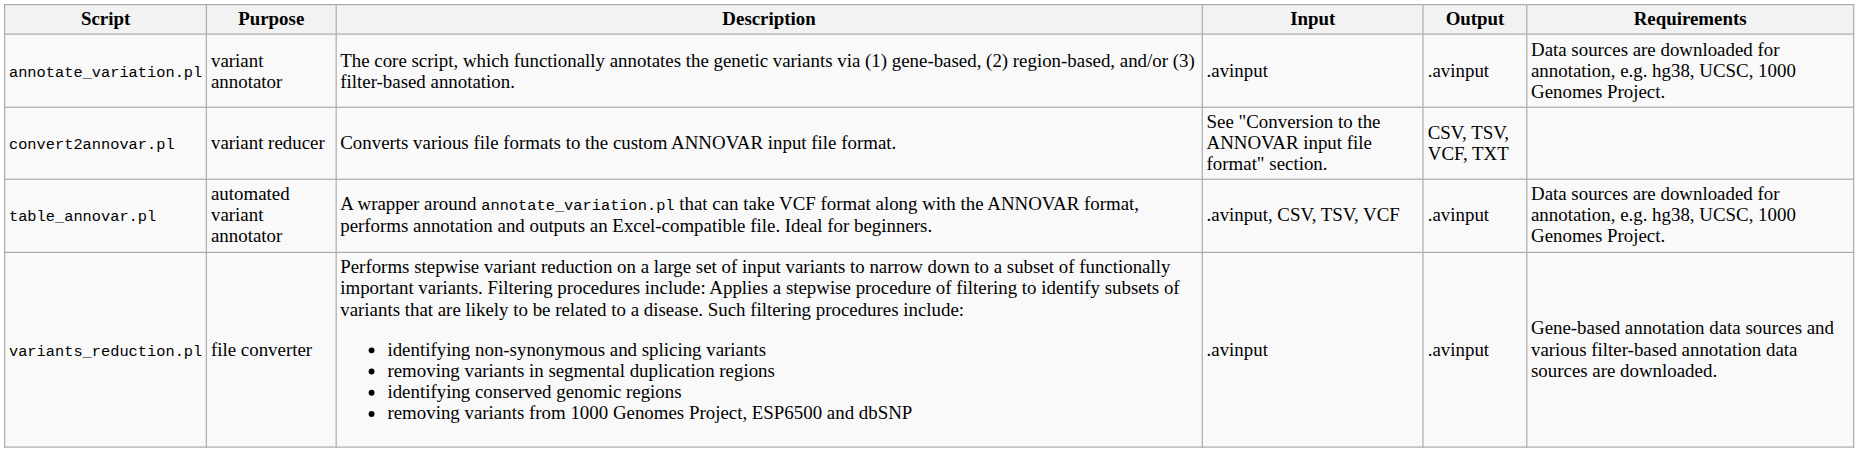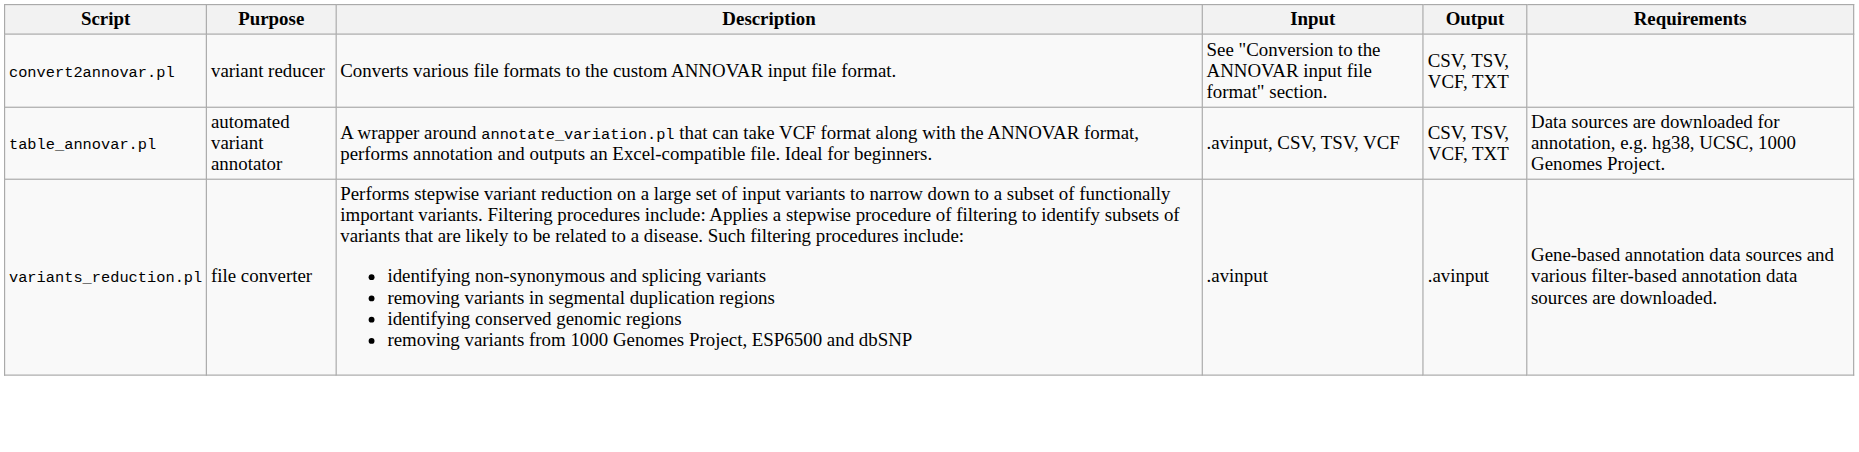- row: (106, 73)
(1458, 215) .avinput -> (1468, 143) CSV, TSV, VCF, TXT
